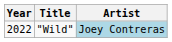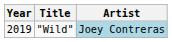(19, 30) 2022 -> (19, 30) 2019
